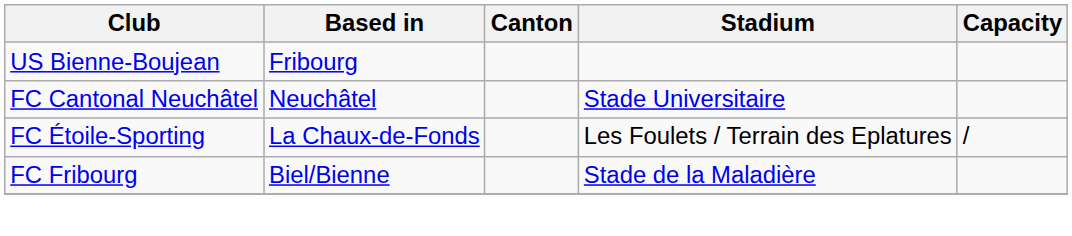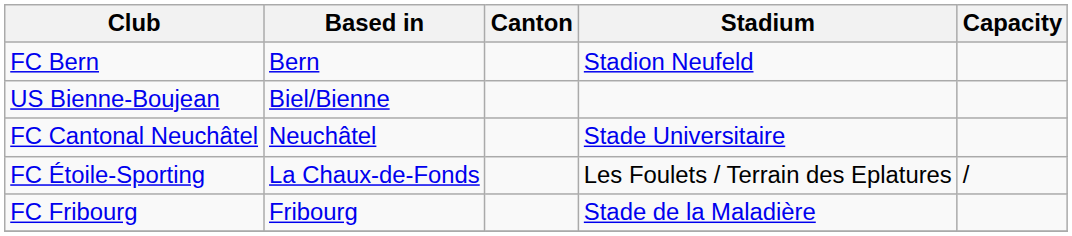+ row: (55, 61)
(313, 61) Fribourg -> (329, 99) Biel/Bienne
(329, 174) Biel/Bienne -> (313, 212) Fribourg
